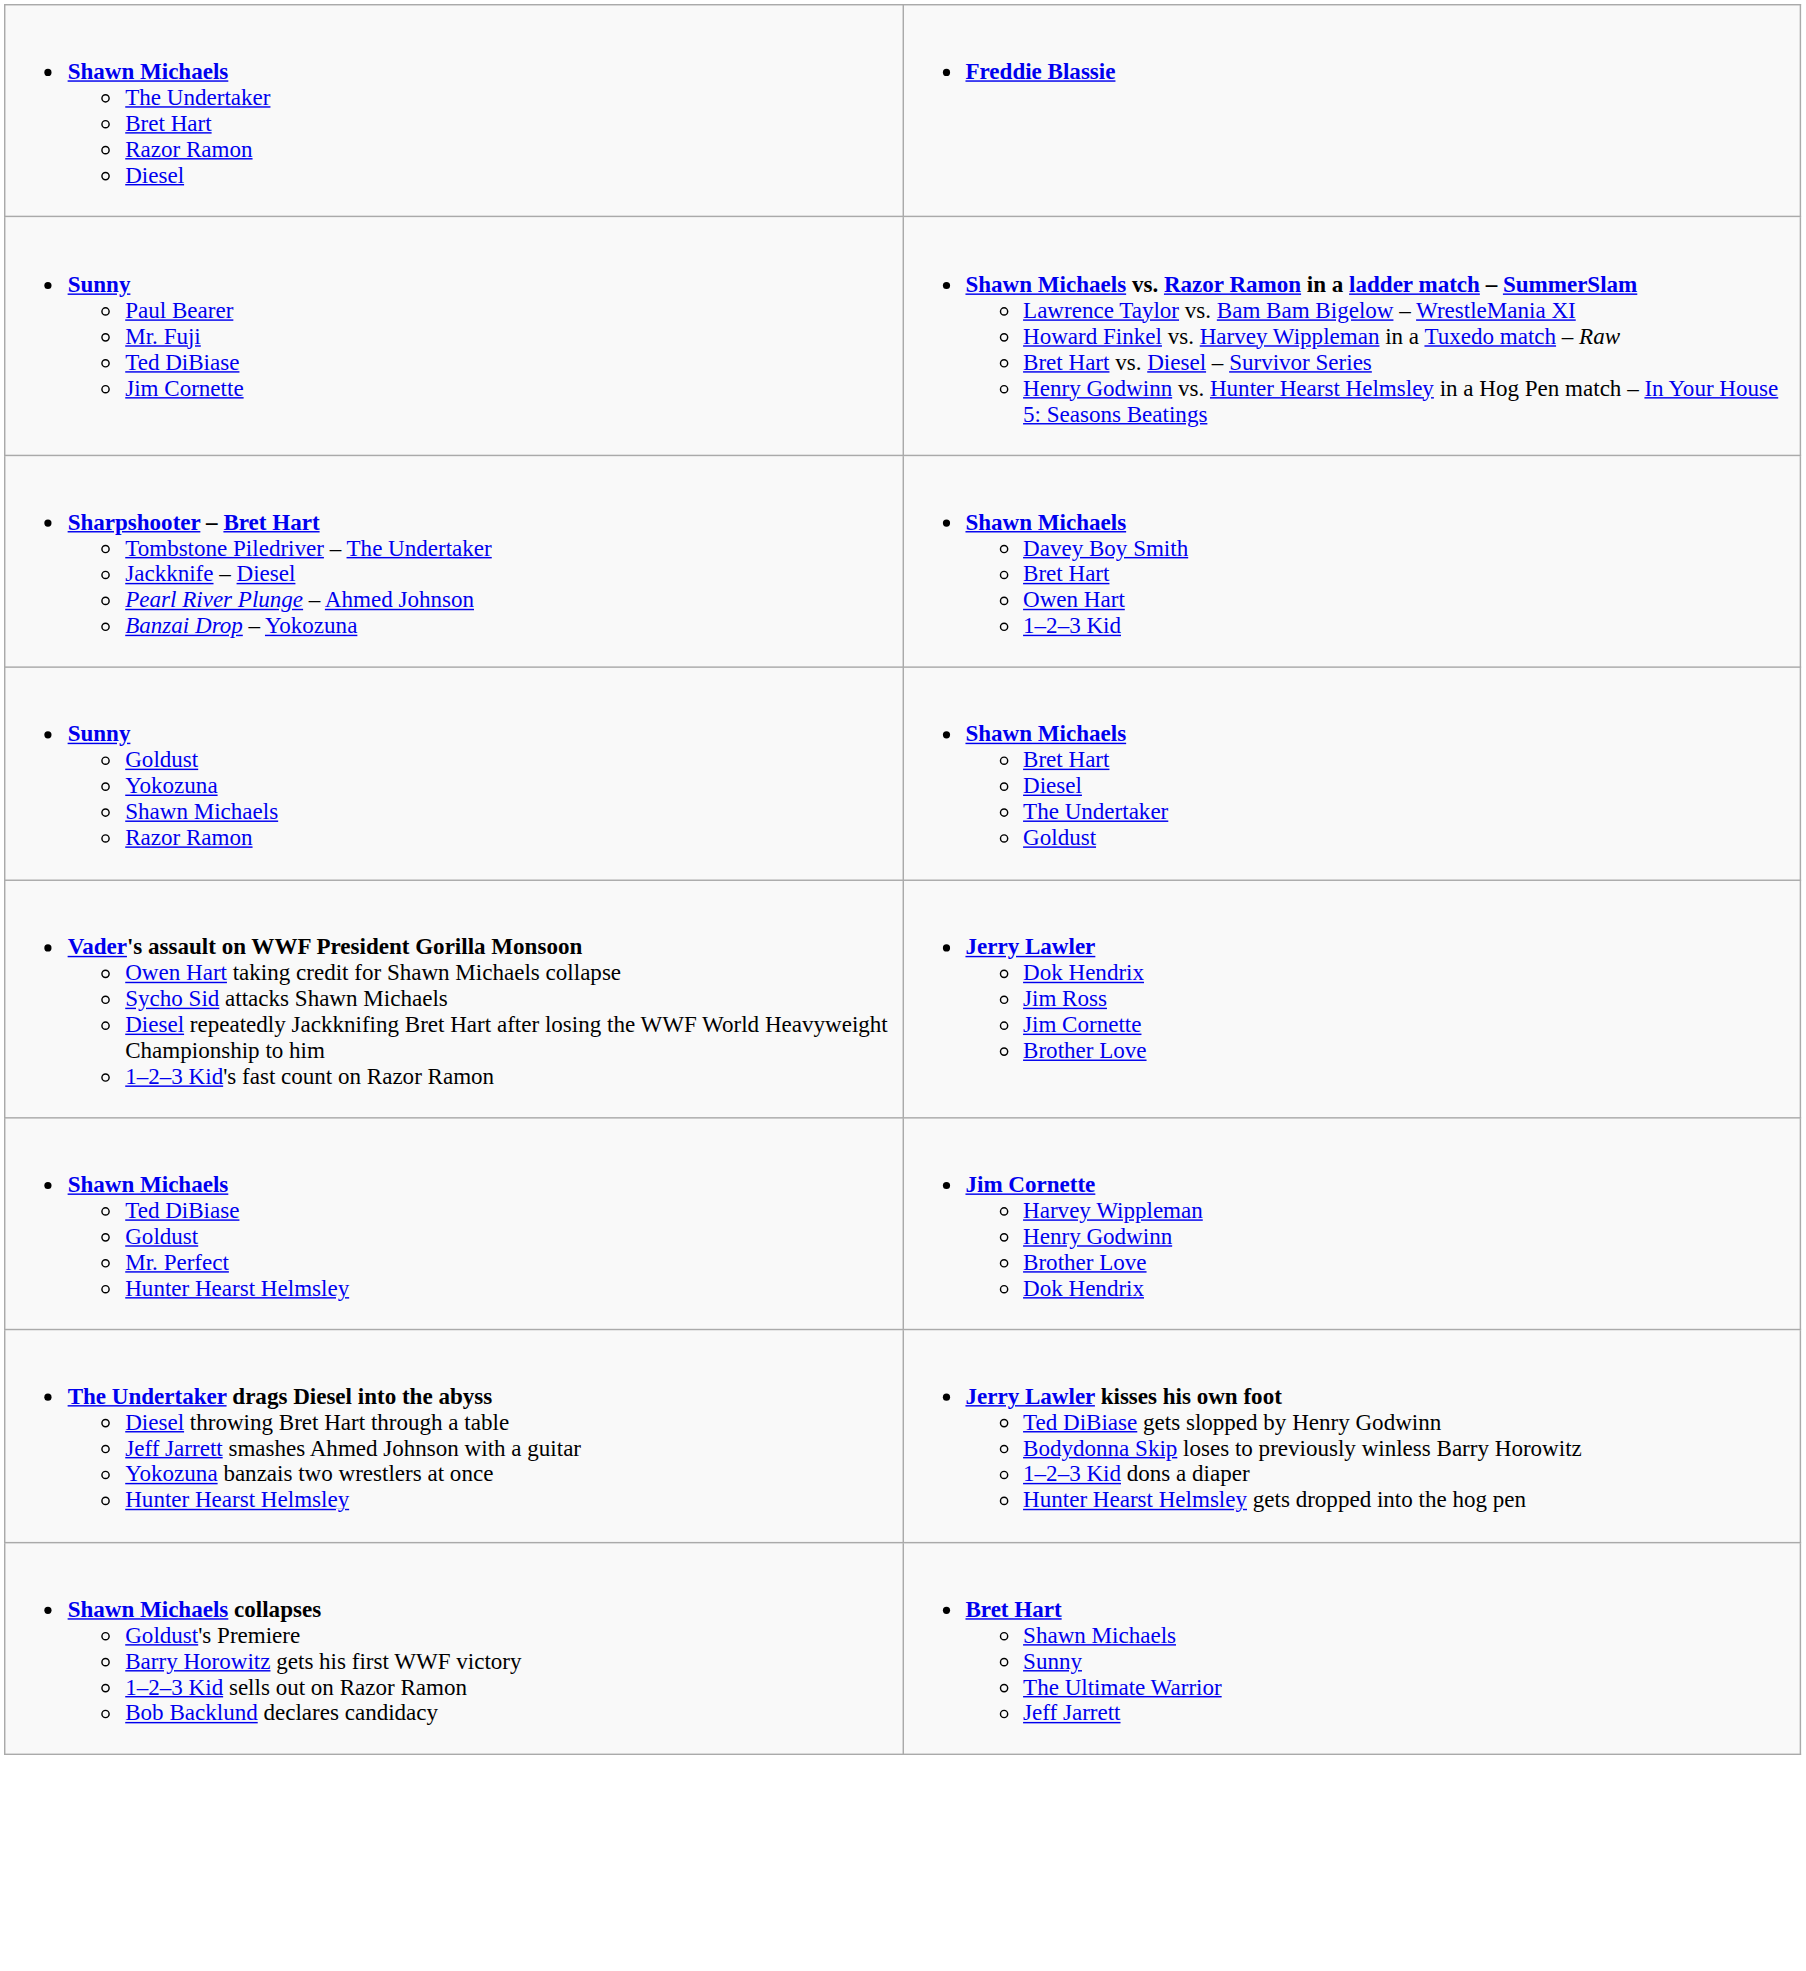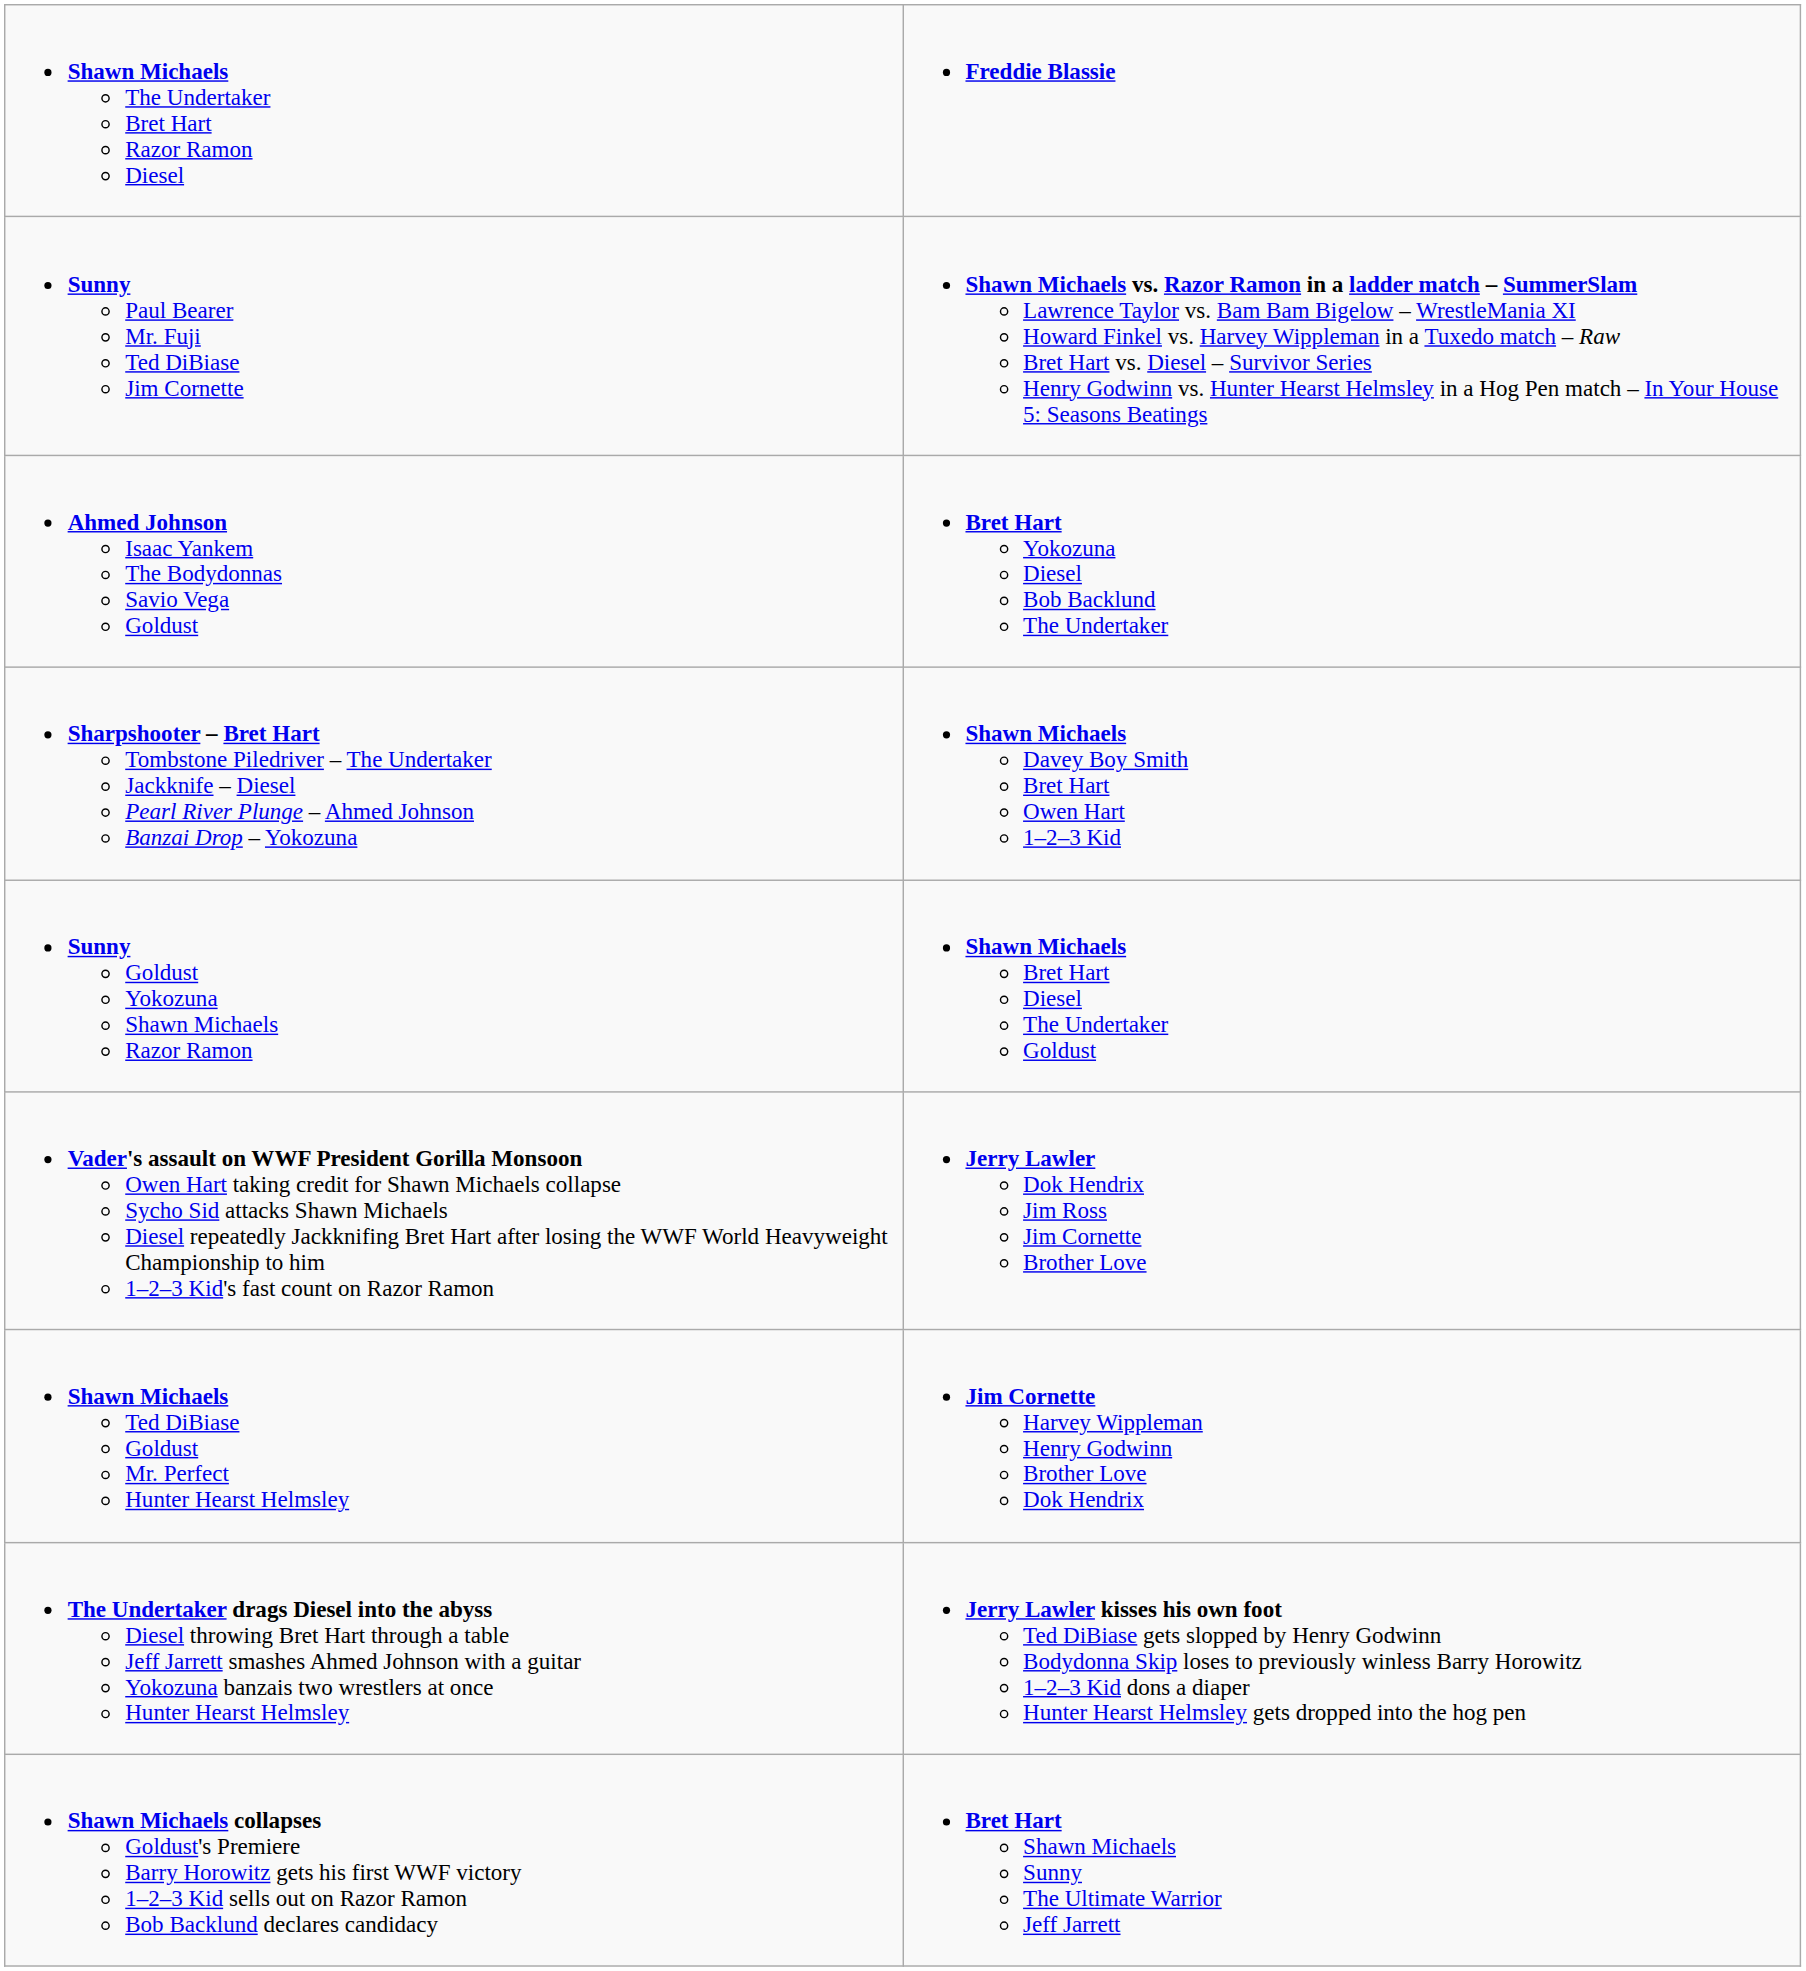+ row: (454, 574)
